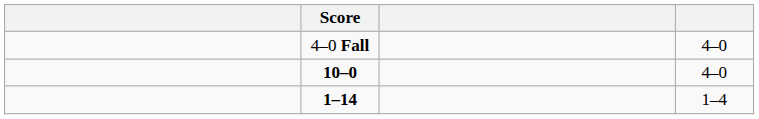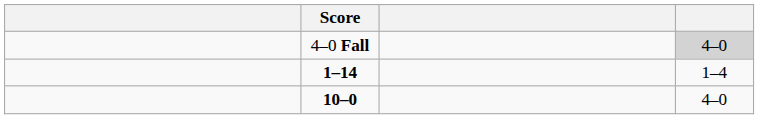(714, 45) no background -> (714, 45) lightgrey background
rows swapped: (340, 72) <-> (340, 99)
